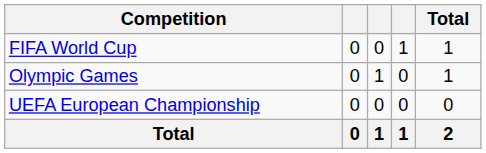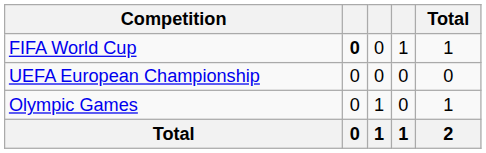(355, 48) normal -> (355, 48) bold
rows swapped: (73, 77) <-> (134, 105)
